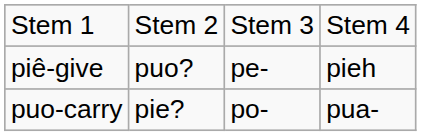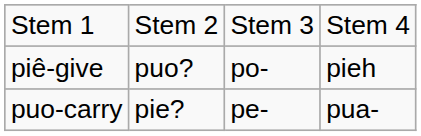(249, 67) pe- -> (249, 67) po-
(249, 109) po- -> (249, 109) pe-
